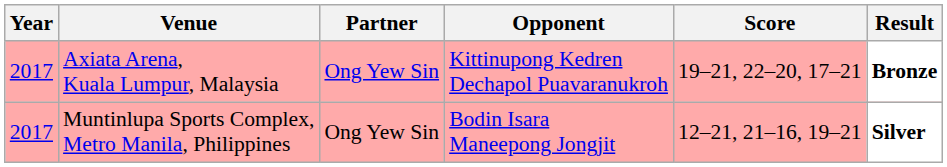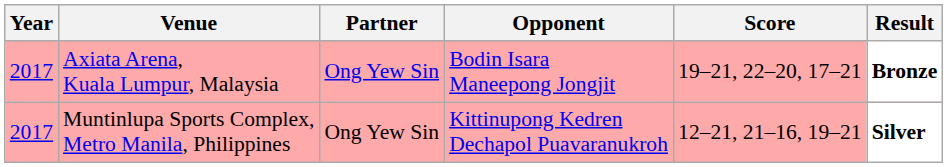(559, 71) Kittinupong Kedren Dechapol Puavaranukroh -> (532, 71) Bodin Isara Maneepong Jongjit
(532, 132) Bodin Isara Maneepong Jongjit -> (559, 132) Kittinupong Kedren Dechapol Puavaranukroh
